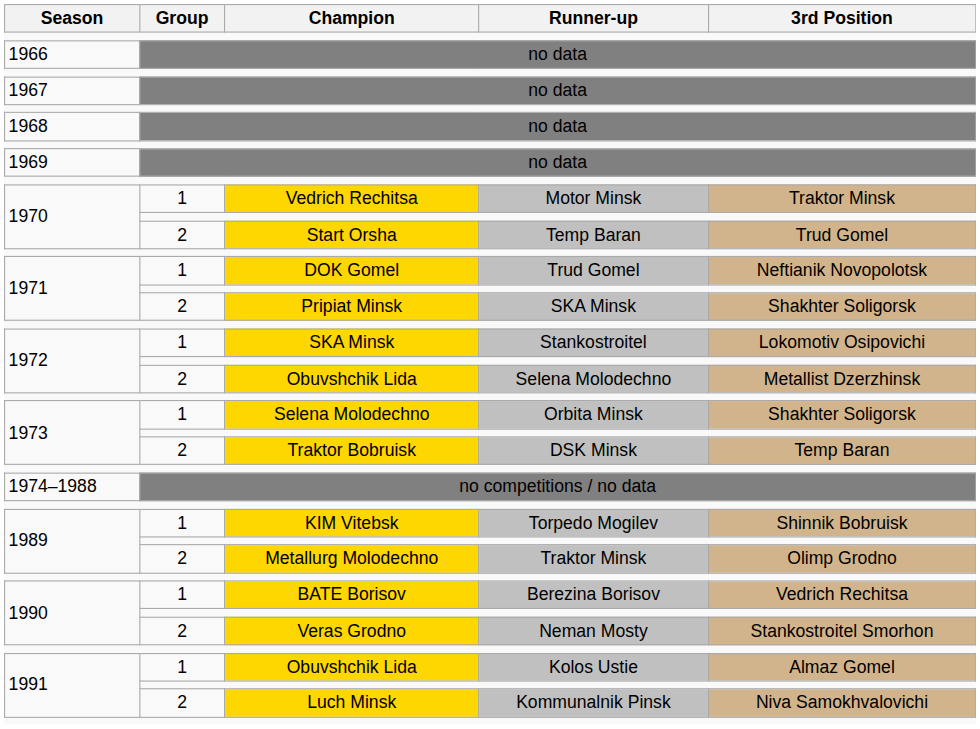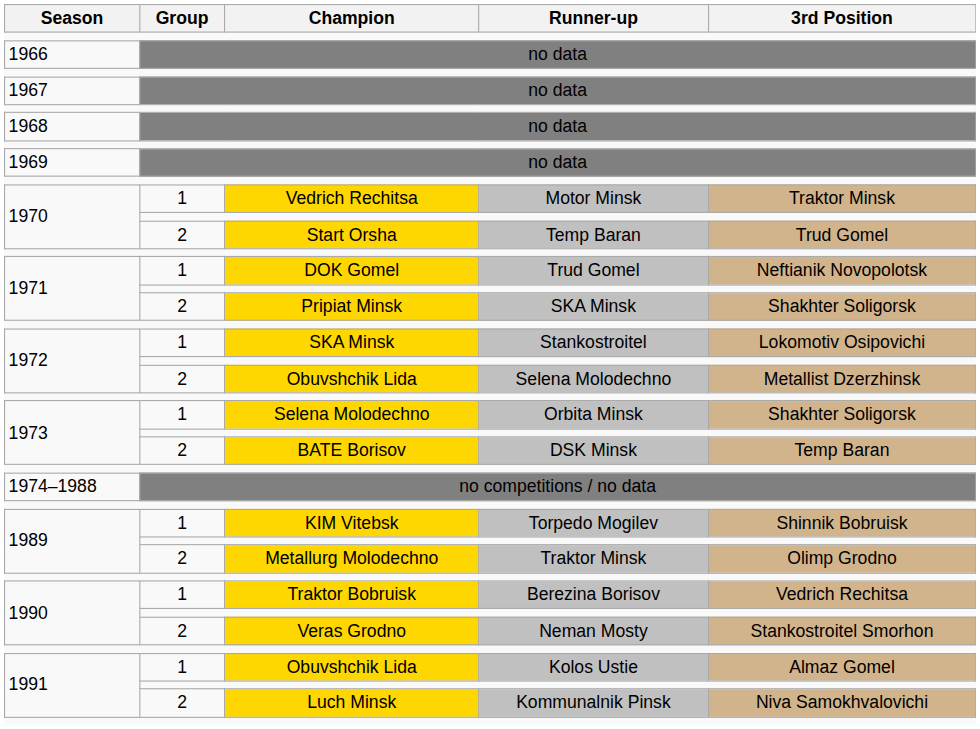(352, 450) Traktor Bobruisk -> (352, 450) BATE Borisov
(352, 594) BATE Borisov -> (352, 594) Traktor Bobruisk
